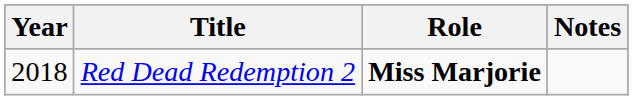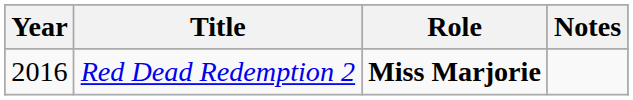(40, 71) 2018 -> (40, 71) 2016
